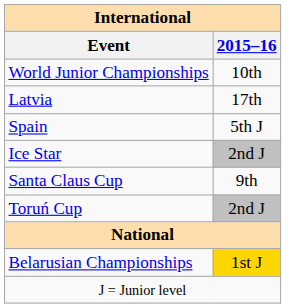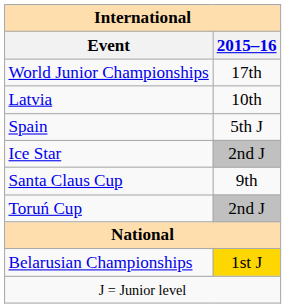(247, 72) 10th -> (247, 72) 17th
(247, 99) 17th -> (247, 99) 10th
